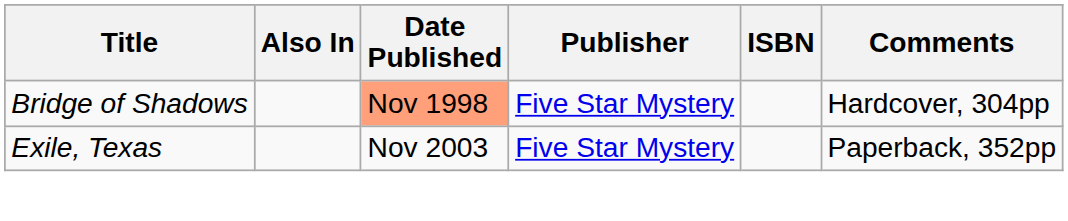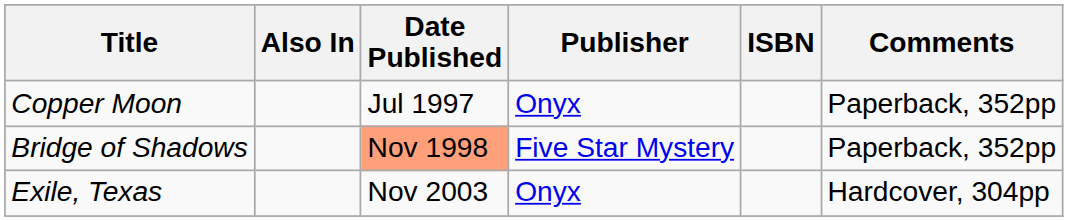+ row: (97, 103)
(939, 103) Hardcover, 304pp -> (942, 147) Paperback, 352pp
(625, 147) Five Star Mystery -> (548, 192) Onyx
(942, 147) Paperback, 352pp -> (939, 192) Hardcover, 304pp
